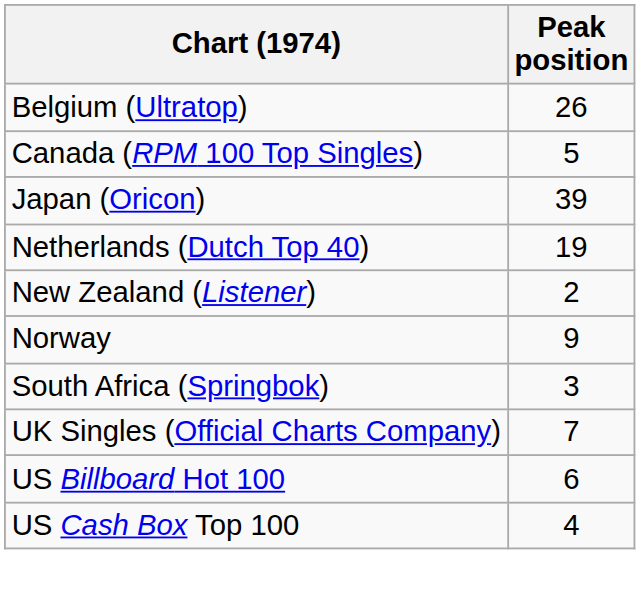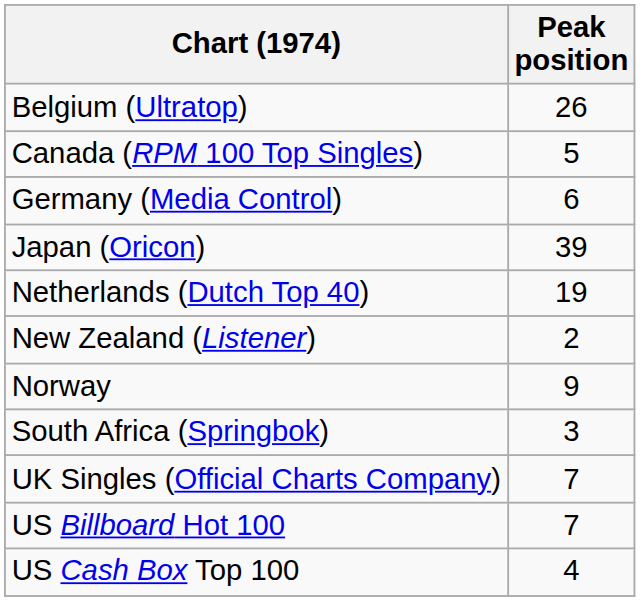+ row: (177, 199)
(571, 478) 6 -> (571, 525) 7
